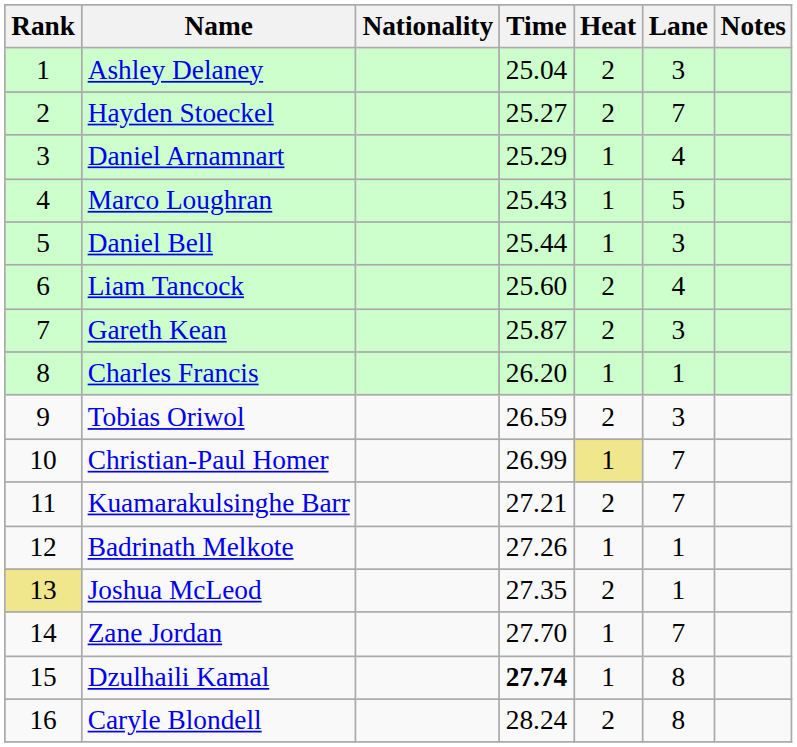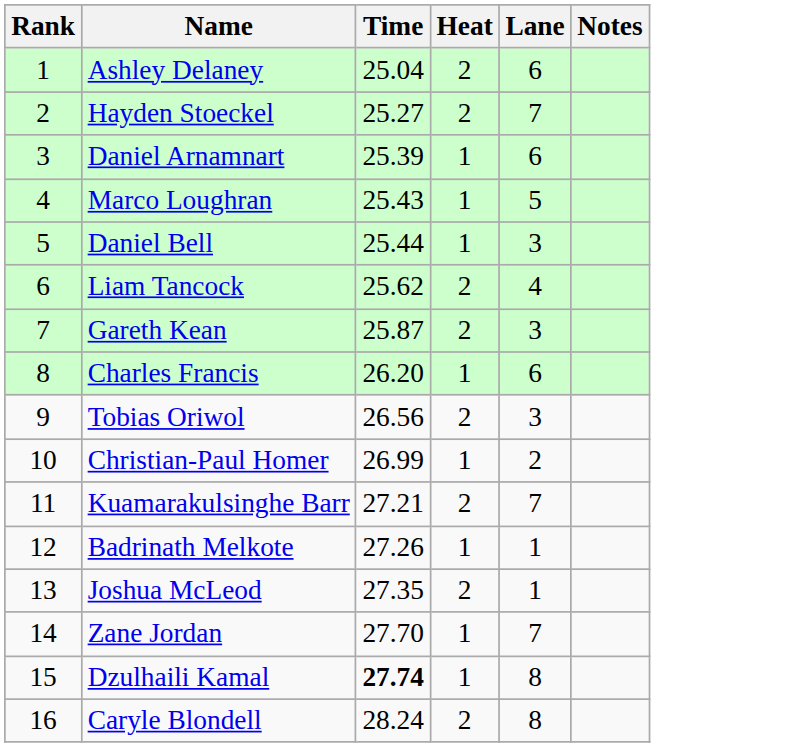- column: (428, 26)
(678, 69) 3 -> (535, 69) 6
(537, 156) 25.29 -> (393, 156) 25.39
(678, 156) 4 -> (535, 156) 6
(537, 286) 25.60 -> (393, 286) 25.62
(678, 373) 1 -> (535, 373) 6
(537, 416) 26.59 -> (393, 416) 26.56
(608, 460) khaki background -> (465, 460) no background
(678, 460) 7 -> (535, 460) 2
(43, 590) khaki background -> (43, 590) no background
